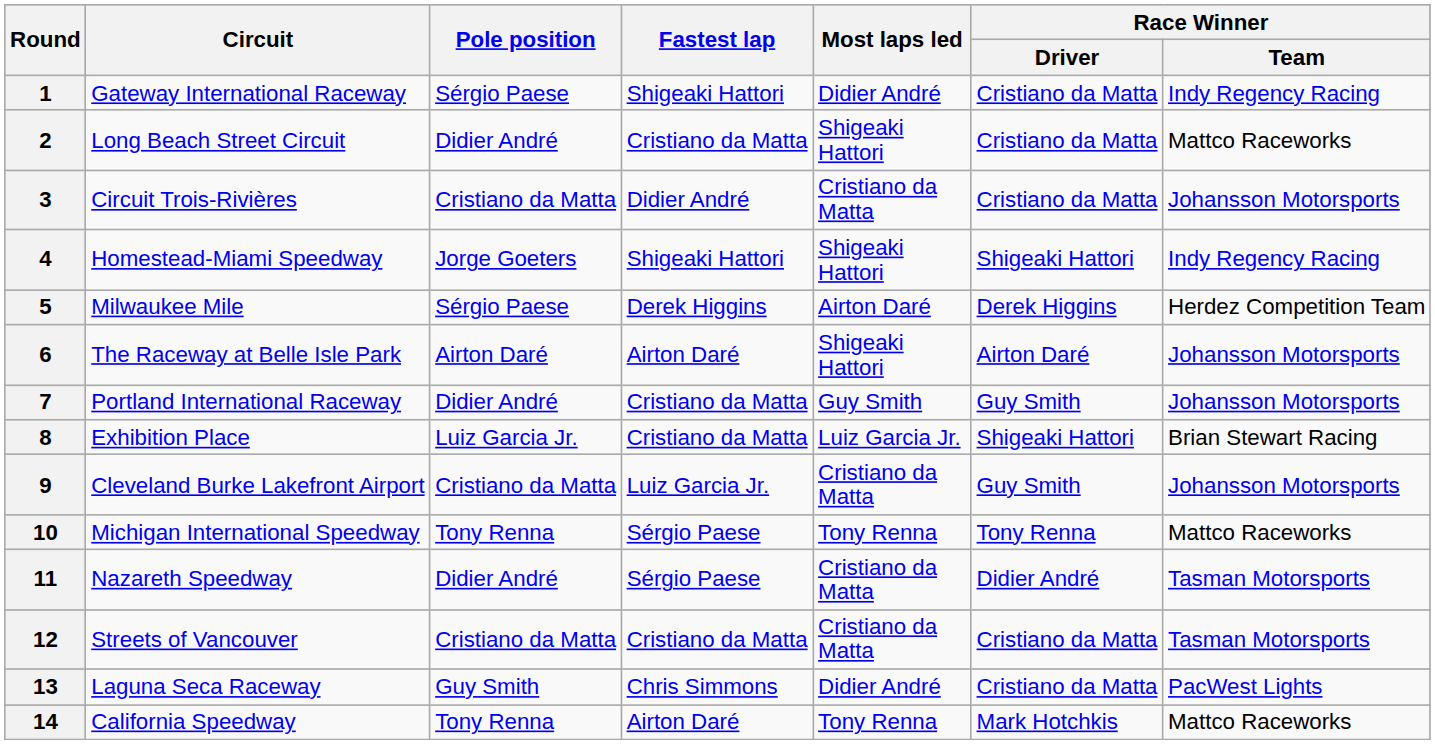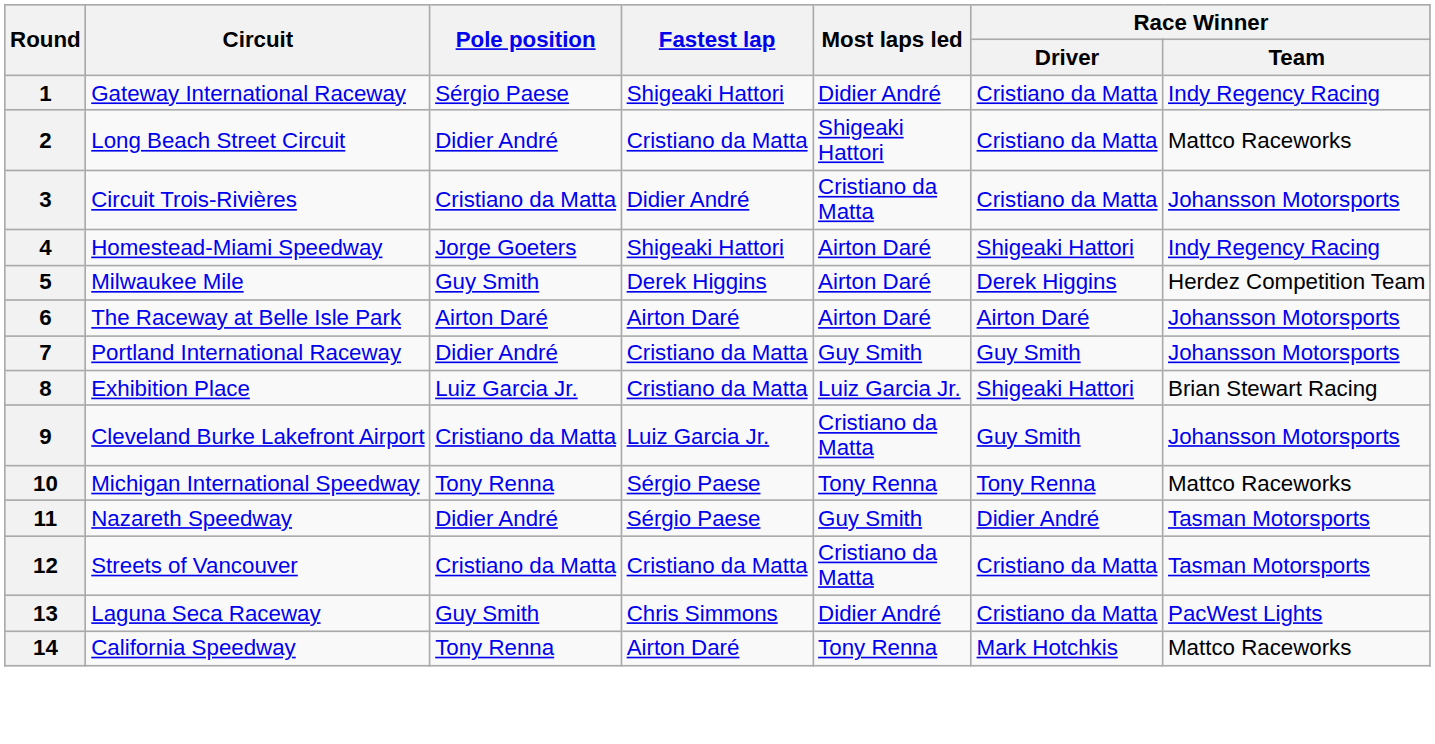(861, 259) Shigeaki Hattori -> (874, 247) Airton Daré
(502, 307) Sérgio Paese -> (487, 282) Guy Smith
(861, 354) Shigeaki Hattori -> (874, 317) Airton Daré
(878, 579) Cristiano da Matta -> (870, 518) Guy Smith
